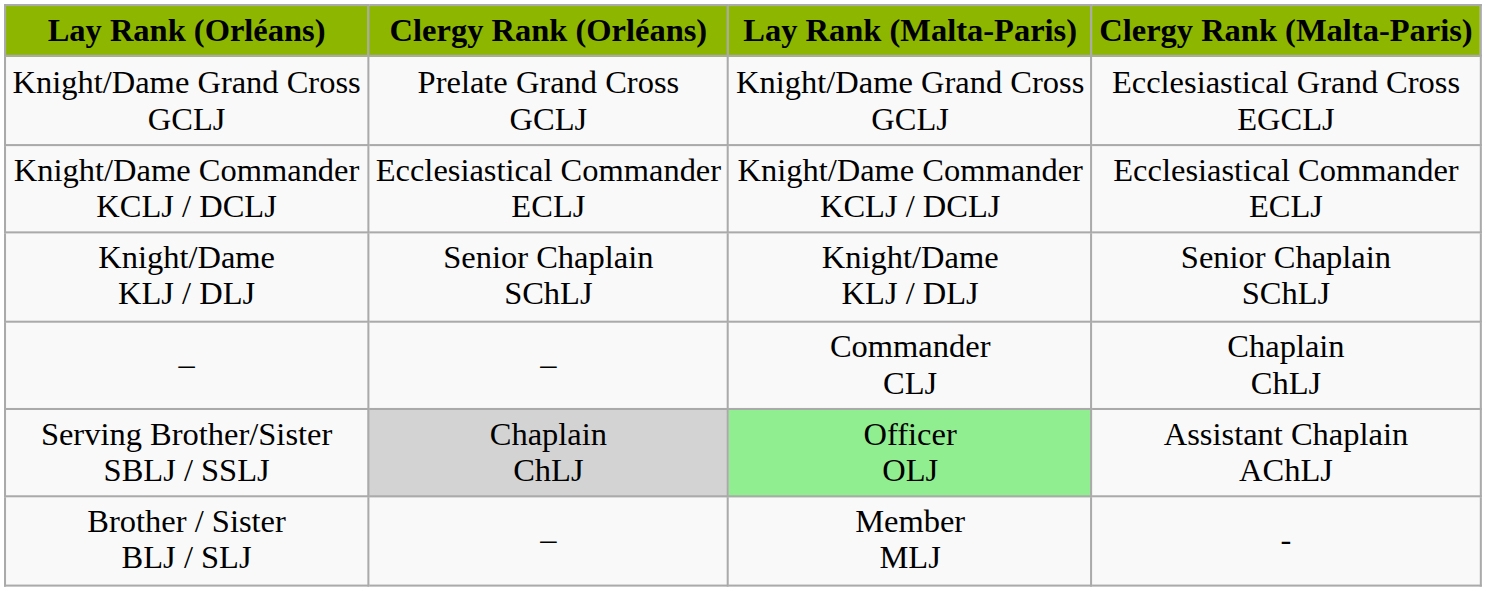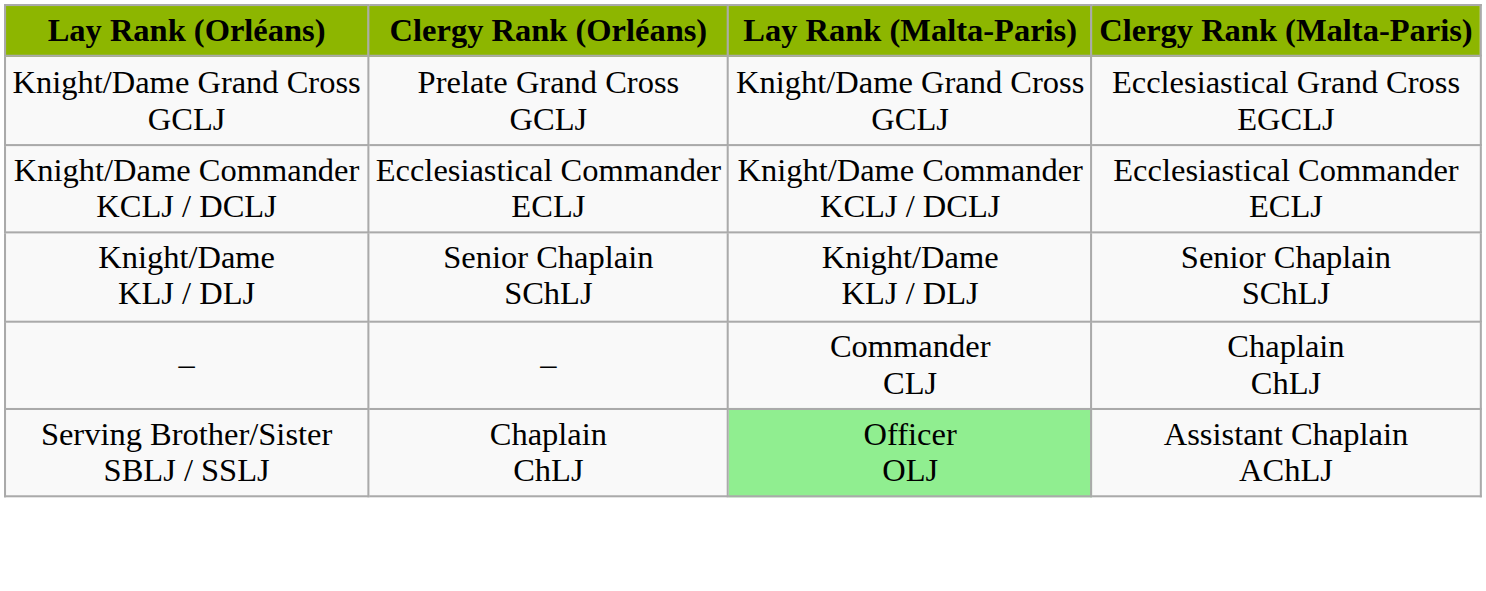(548, 452) lightgrey background -> (548, 452) no background
- row: (187, 540)
